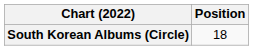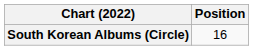(220, 34) 18 -> (220, 34) 16
